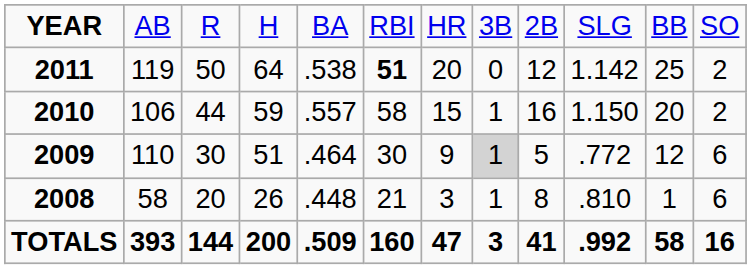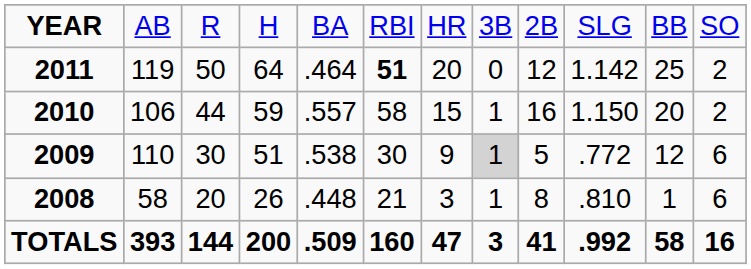(330, 69) .538 -> (330, 69) .464
(330, 155) .464 -> (330, 155) .538
